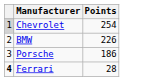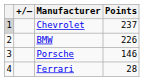+ column: (24, 12)
(109, 26) 254 -> (129, 26) 237
(109, 55) 186 -> (129, 55) 146
(9, 69) bold -> (9, 69) normal
